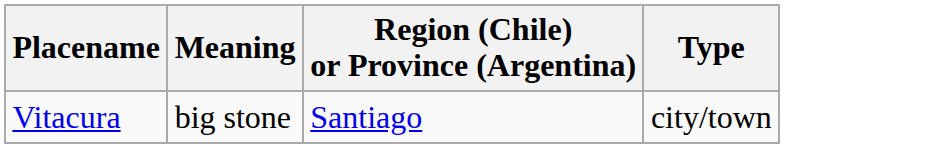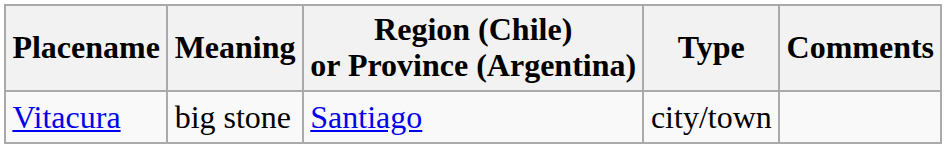+ column: (860, 47)
